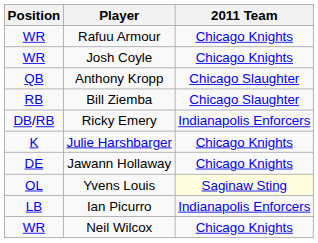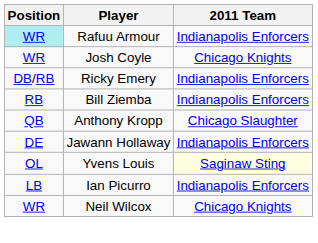(34, 36) no background -> (34, 36) paleturquoise background
(244, 36) Chicago Knights -> (243, 36) Indianapolis Enforcers
rows swapped: (119, 79) <-> (119, 121)
(244, 100) Chicago Slaughter -> (243, 100) Indianapolis Enforcers
- row: (119, 142)
(244, 163) Chicago Knights -> (243, 142) Indianapolis Enforcers
